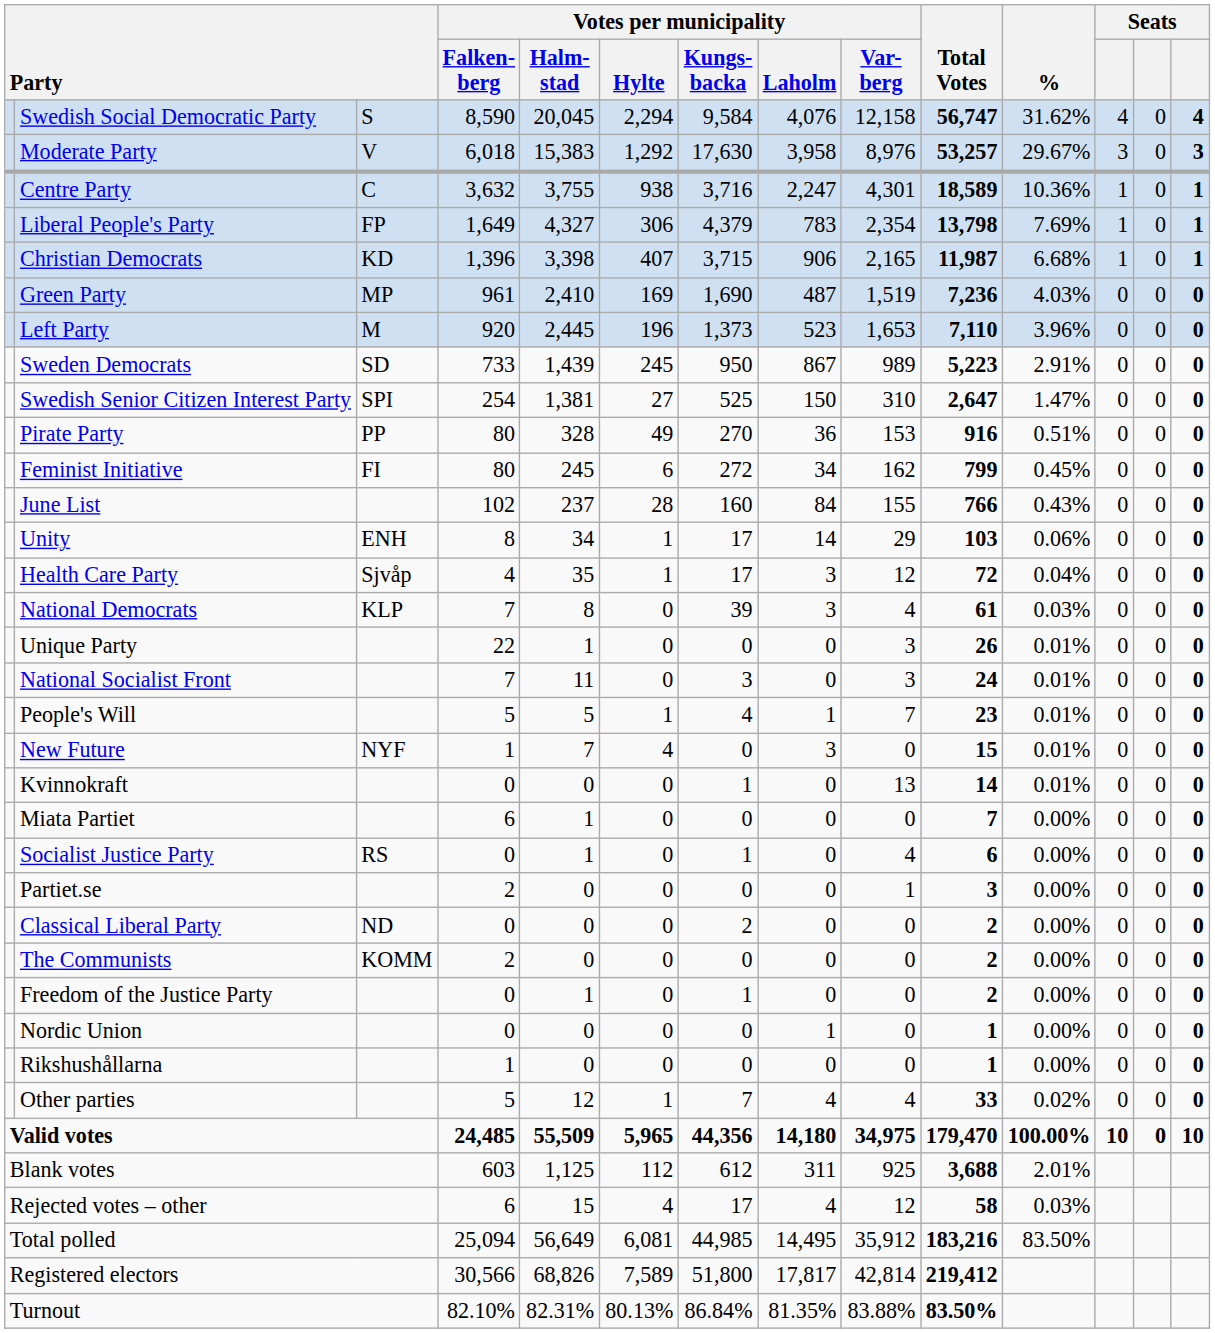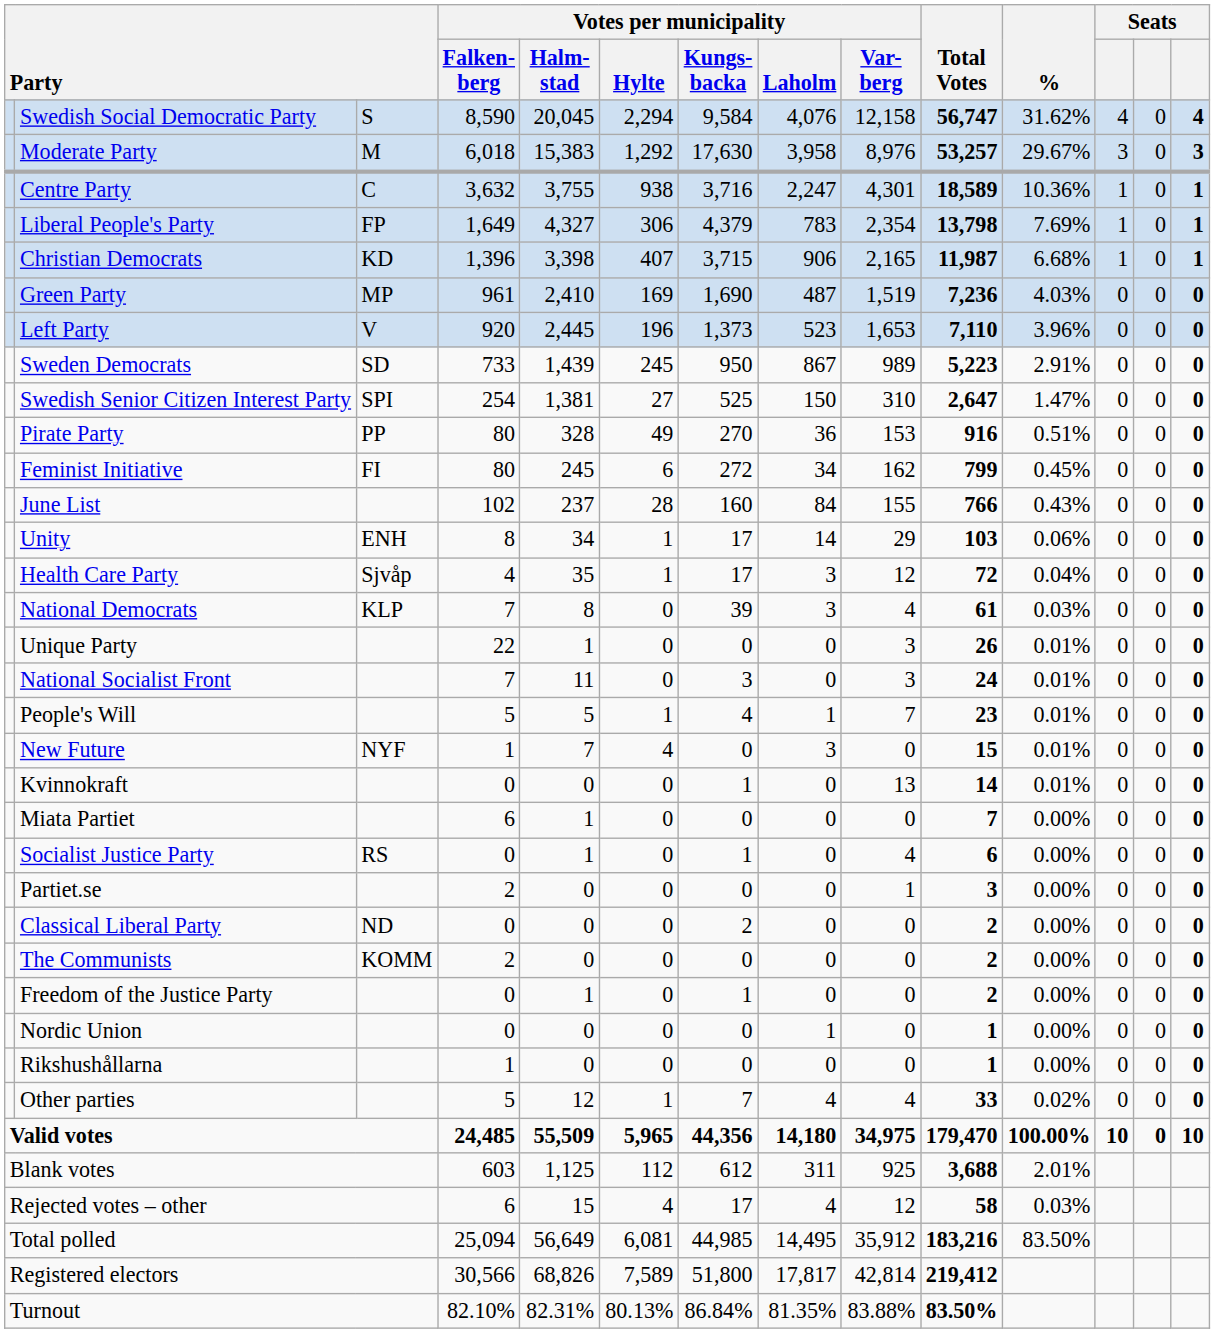(369, 151) V -> (371, 151) M
(371, 329) M -> (369, 329) V
